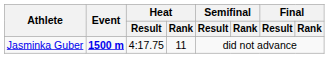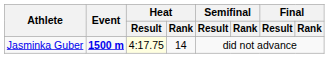(146, 45) no background -> (146, 45) lightyellow background
(181, 45) 11 -> (181, 45) 14
